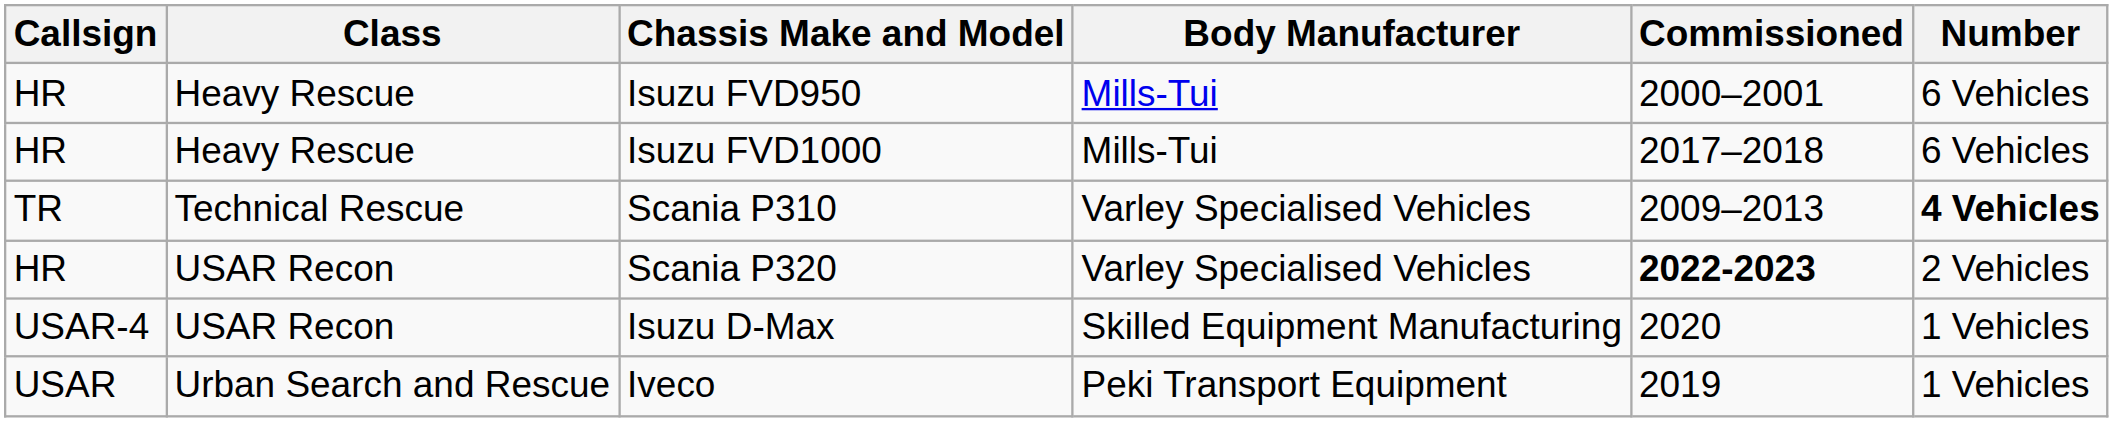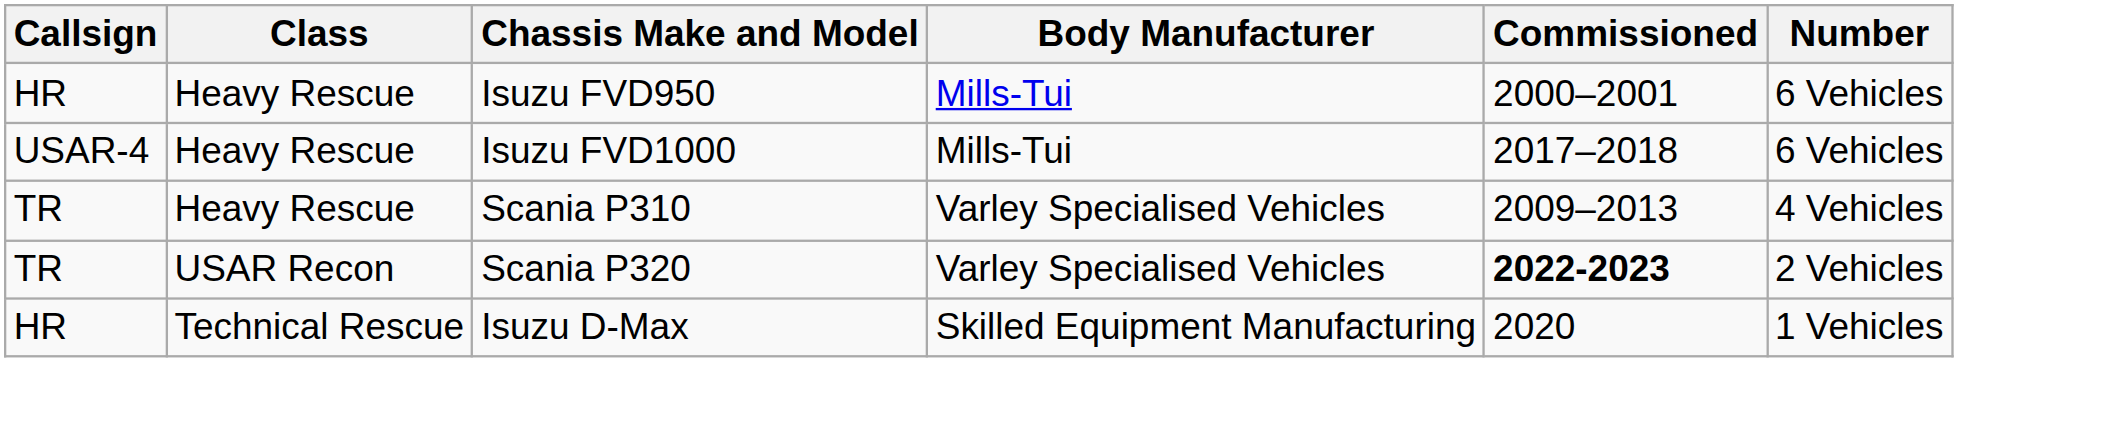(40, 151) HR -> (81, 151) USAR-4
(319, 209) Technical Rescue -> (295, 209) Heavy Rescue
(2010, 209) bold -> (1859, 209) normal
(40, 268) HR -> (38, 268) TR
(81, 326) USAR-4 -> (40, 326) HR
(284, 326) USAR Recon -> (319, 326) Technical Rescue
- row: (671, 385)
